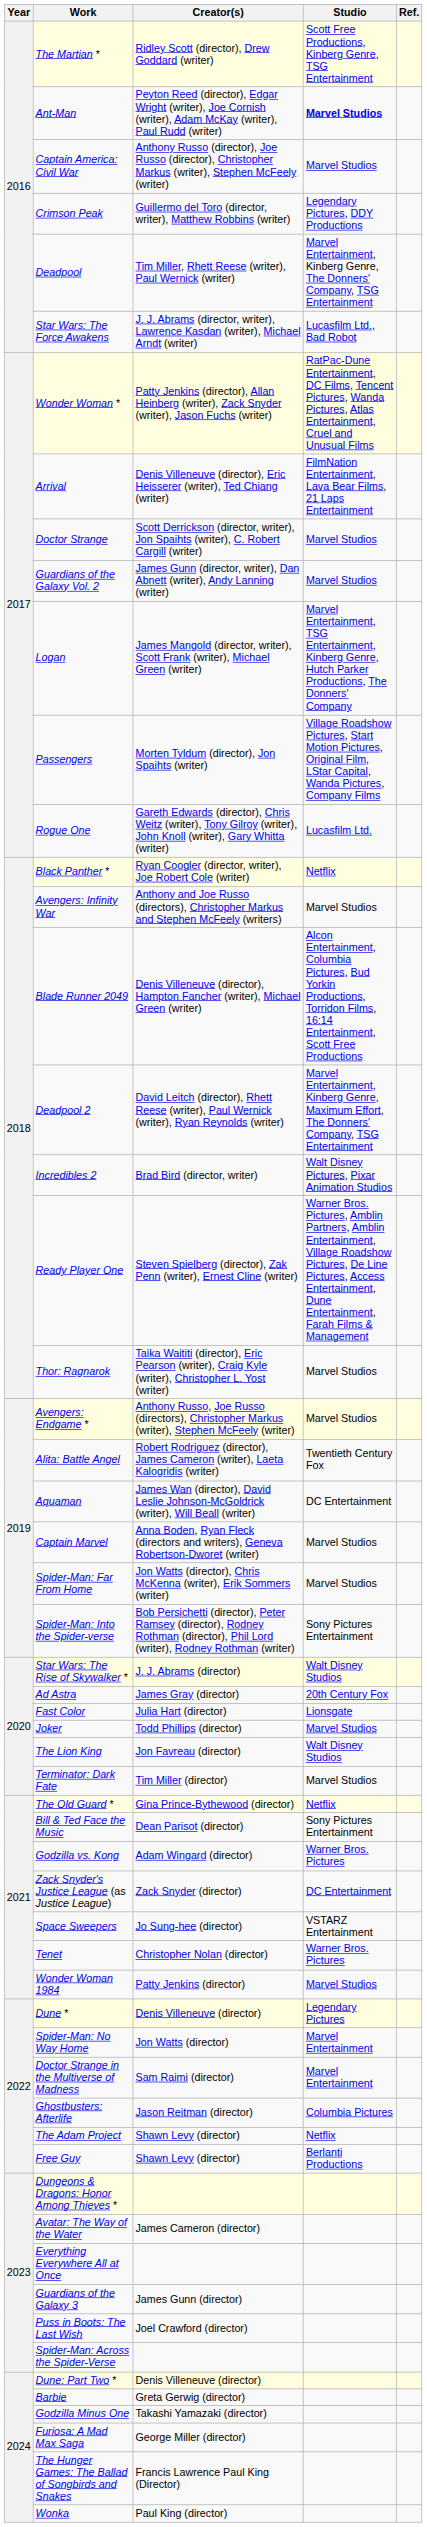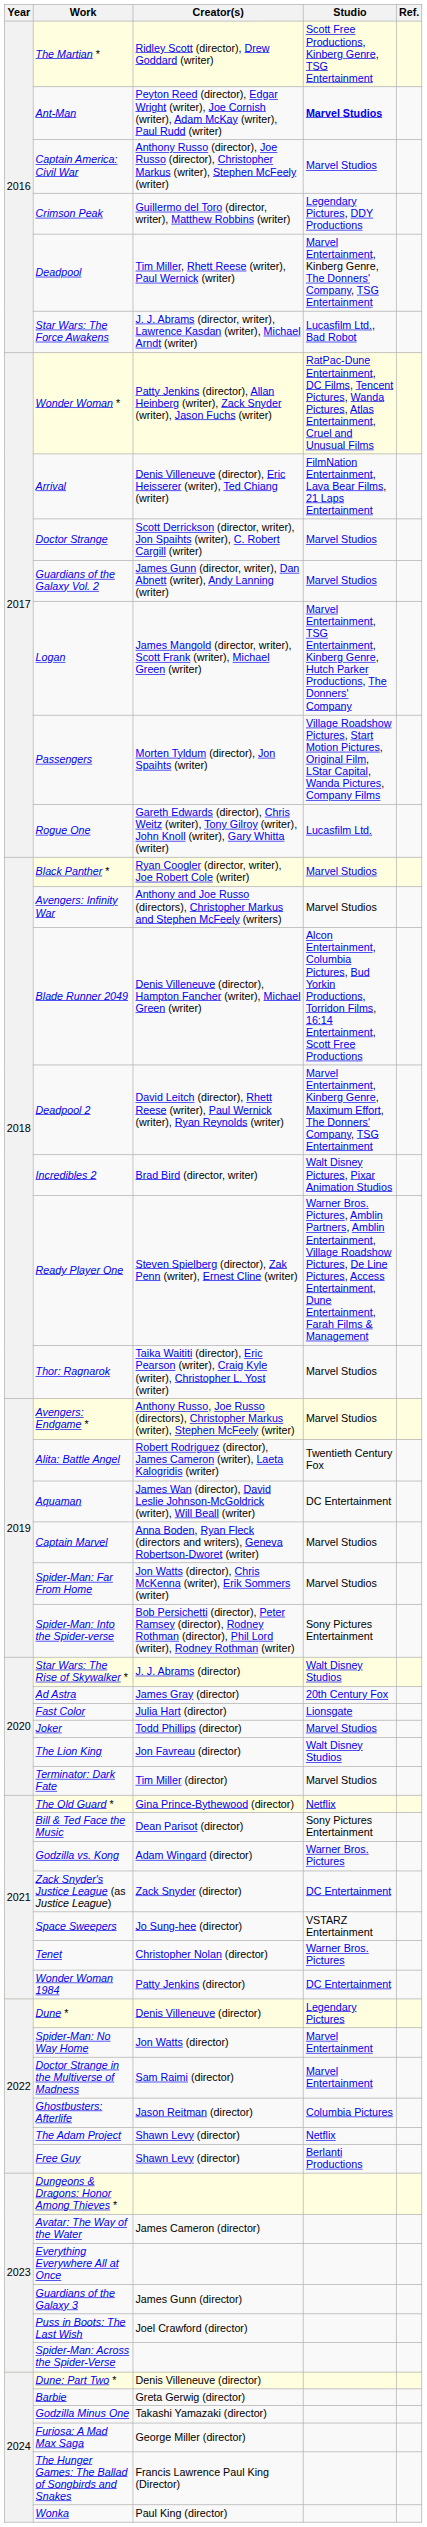(321, 872) Netflix -> (341, 872) Marvel Studios
(341, 1984) Marvel Studios -> (349, 1984) DC Entertainment
